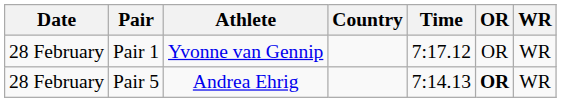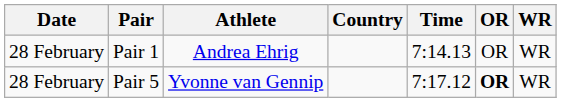(246, 50) Yvonne van Gennip -> (246, 50) Andrea Ehrig
(441, 50) 7:17.12 -> (441, 50) 7:14.13
(246, 81) Andrea Ehrig -> (246, 81) Yvonne van Gennip
(441, 81) 7:14.13 -> (441, 81) 7:17.12
